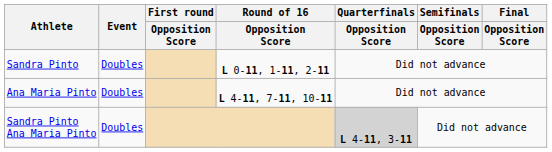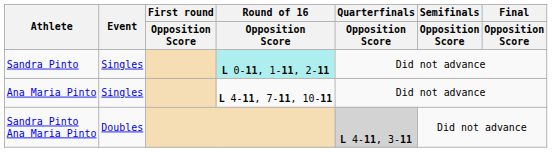(122, 64) Doubles -> (122, 64) Singles
(275, 70) no background -> (275, 70) paleturquoise background
(122, 92) Doubles -> (122, 92) Singles
